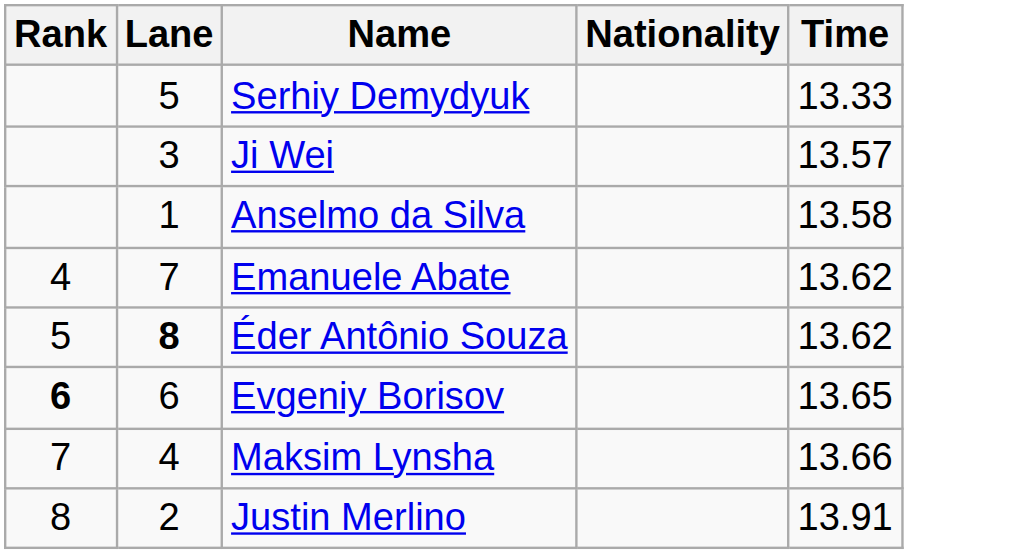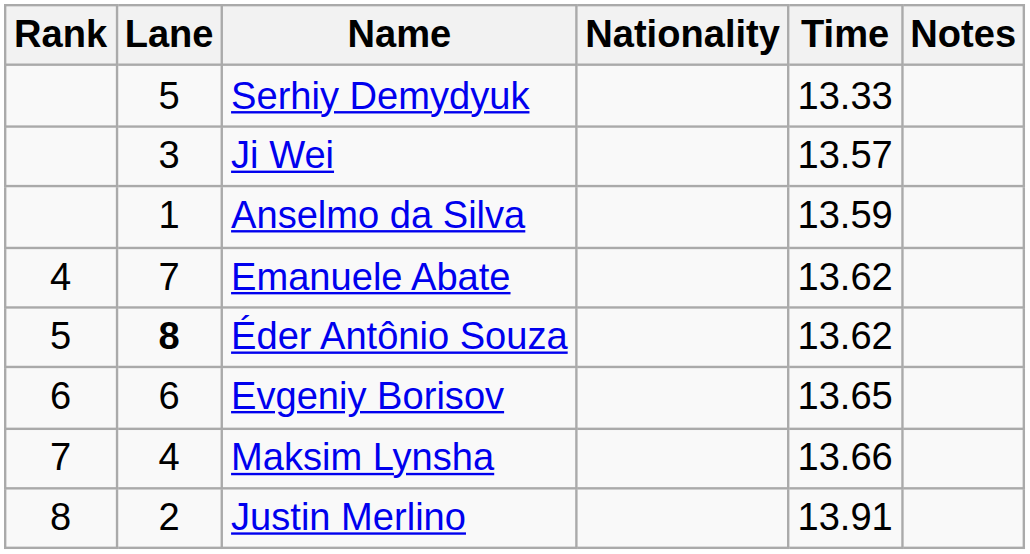+ column: (963, 34)
(845, 215) 13.58 -> (845, 215) 13.59
(61, 397) bold -> (61, 397) normal
